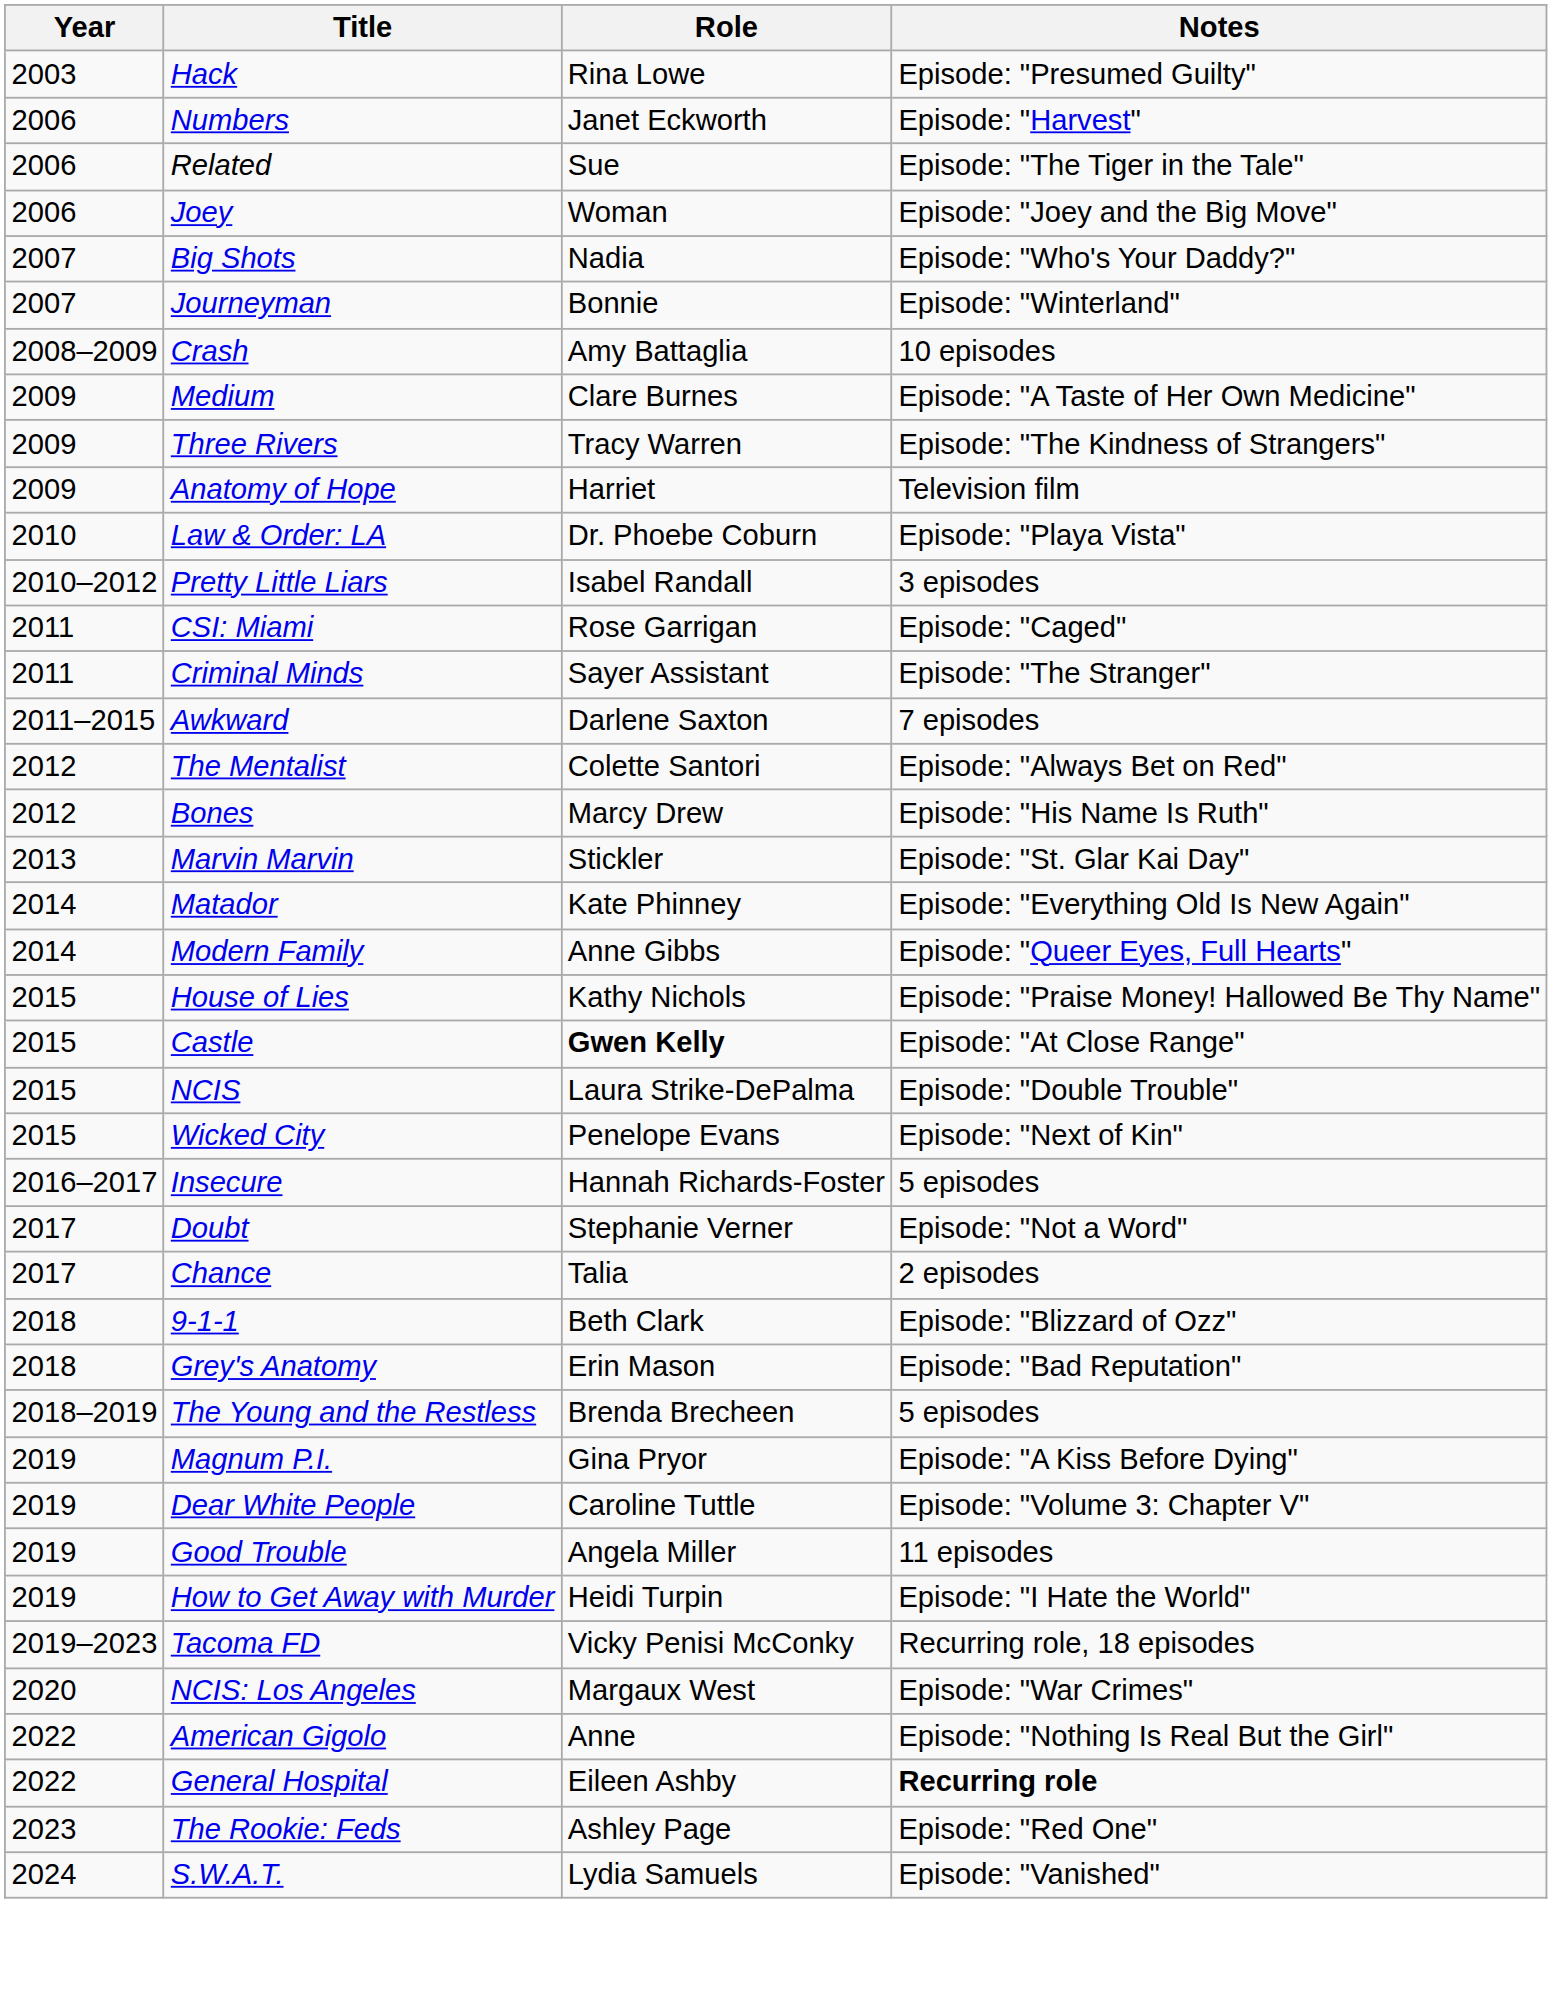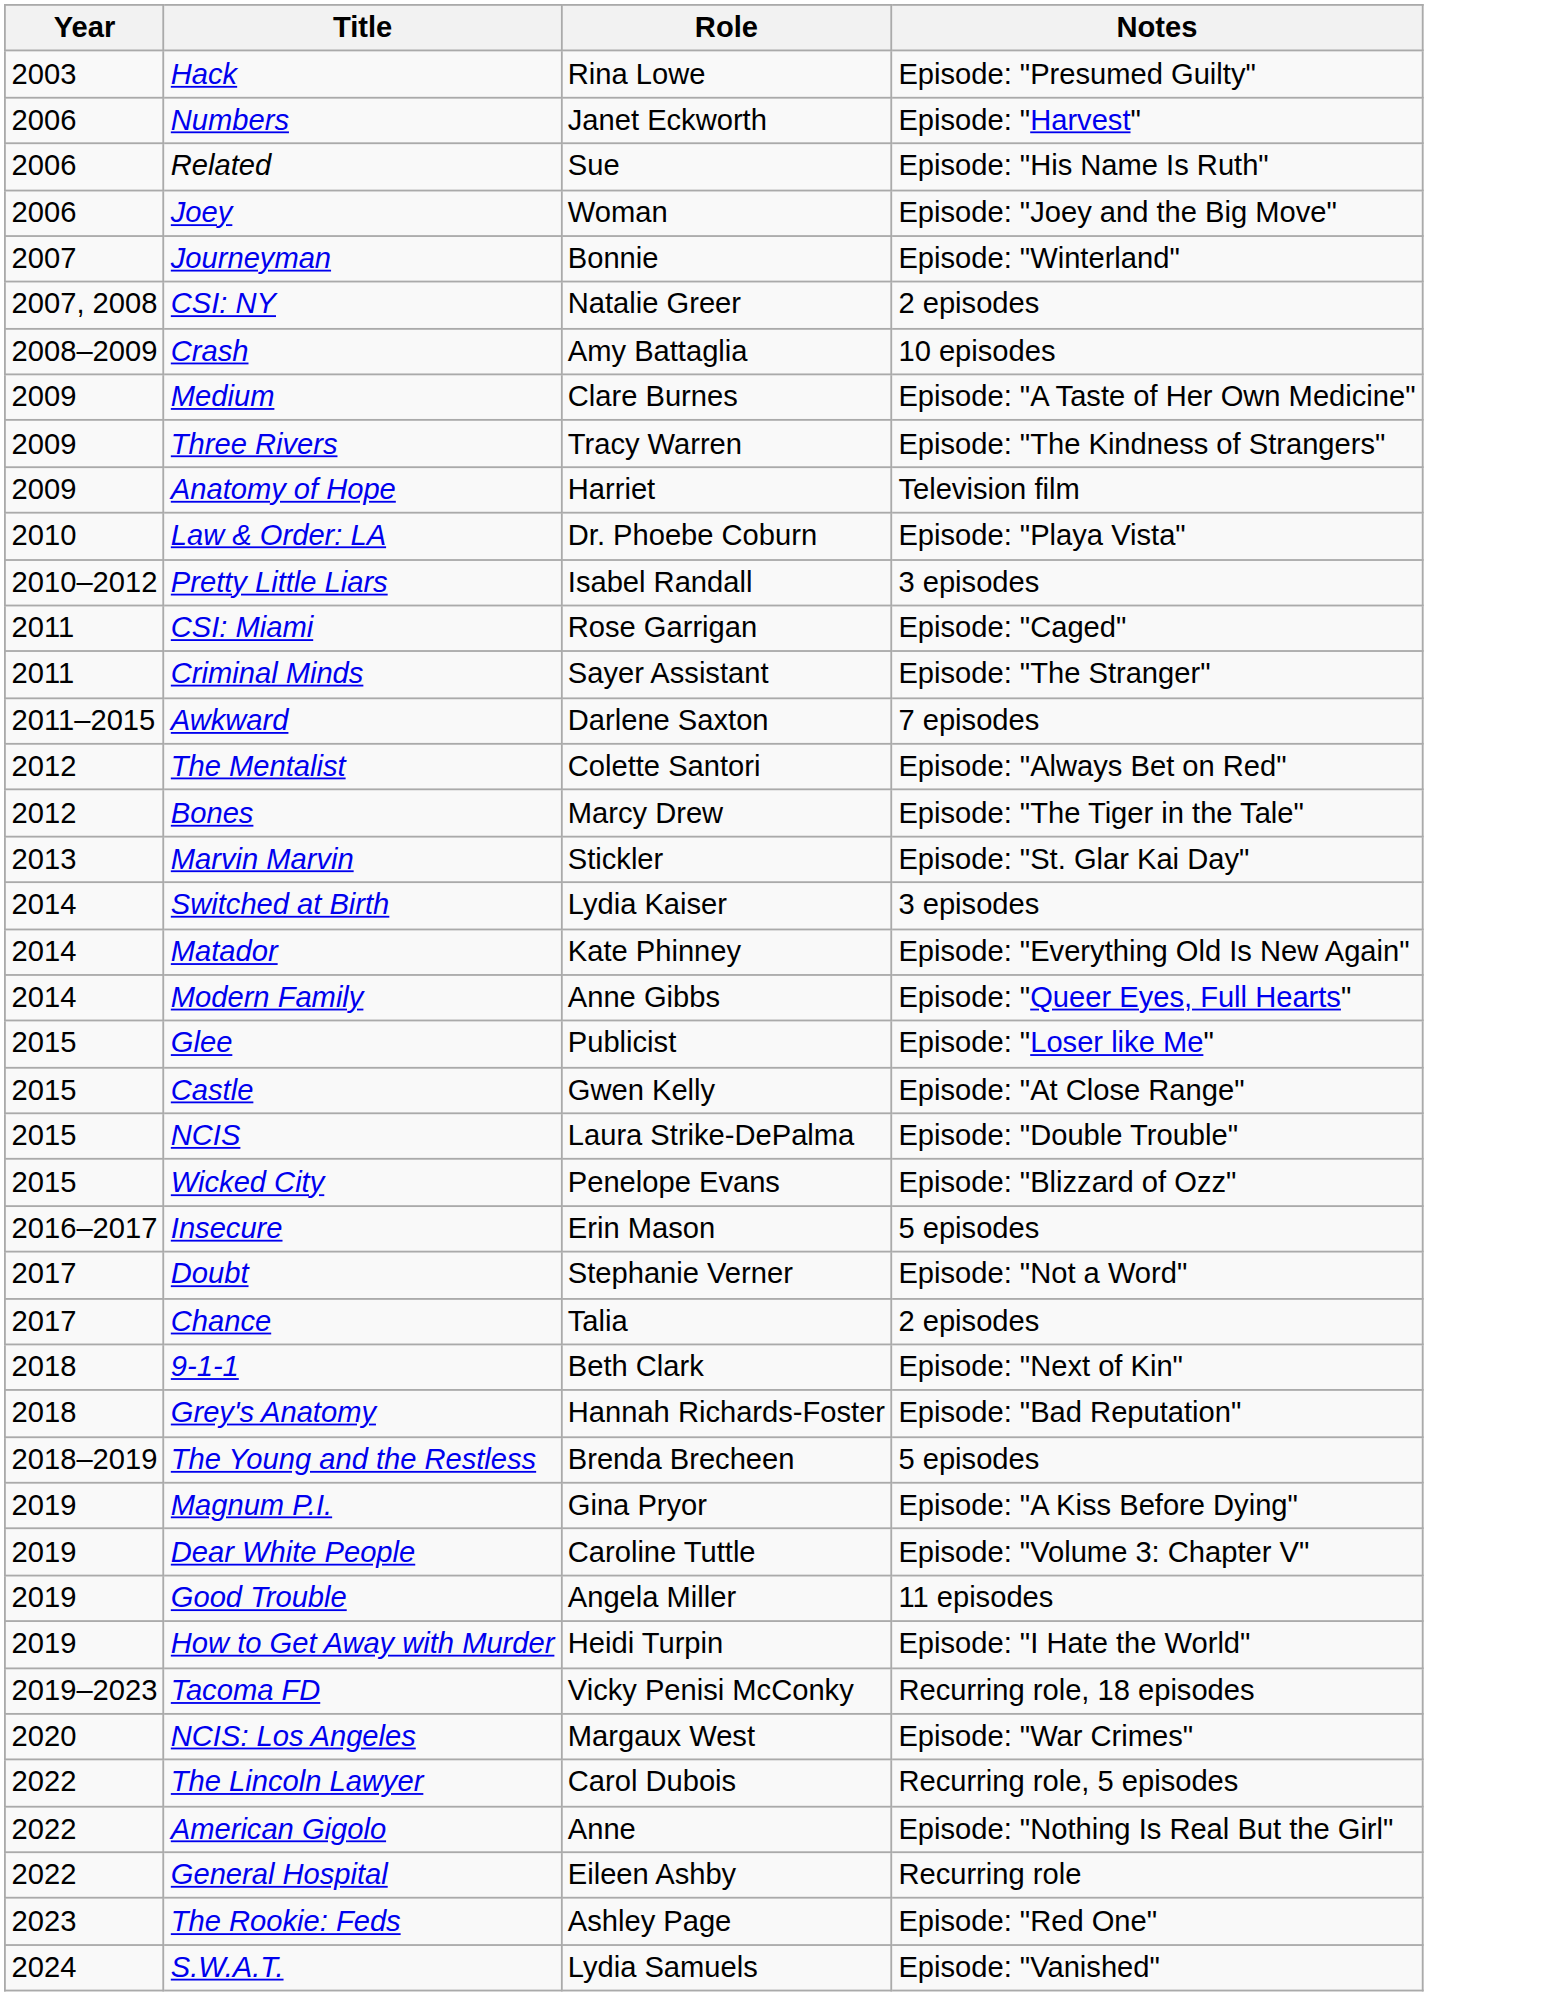(1101, 166) Episode: "The Tiger in the Tale" -> (1084, 166) Episode: "His Name Is Ruth"
- row: (233, 258)
+ row: (223, 304)
(1084, 812) Episode: "His Name Is Ruth" -> (1101, 812) Episode: "The Tiger in the Tale"
+ row: (280, 905)
+ row: (202, 1043)
- row: (260, 997)
(646, 1043) bold -> (641, 1089) normal
(1041, 1135) Episode: "Next of Kin" -> (1067, 1182) Episode: "Blizzard of Ozz"
(726, 1182) Hannah Richards-Foster -> (641, 1228) Erin Mason
(1067, 1320) Episode: "Blizzard of Ozz" -> (1041, 1366) Episode: "Next of Kin"
(641, 1366) Erin Mason -> (726, 1413) Hannah Richards-Foster
+ row: (297, 1782)
(998, 1782) bold -> (990, 1874) normal
